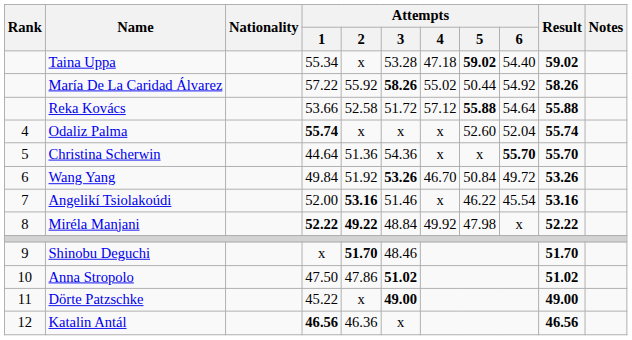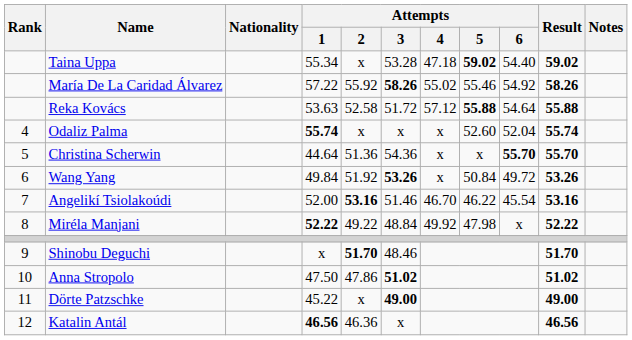(480, 85) 50.44 -> (480, 85) 55.46
(322, 108) 53.66 -> (322, 108) 53.63
(440, 177) 46.70 -> (440, 177) x
(440, 200) x -> (440, 200) 46.70
(361, 223) bold -> (361, 223) normal
